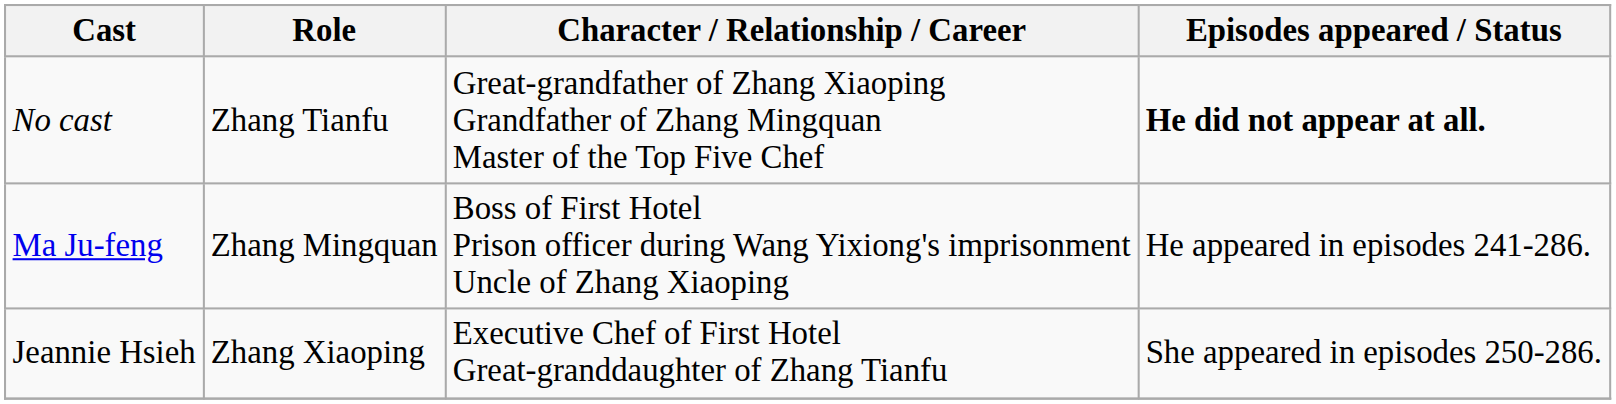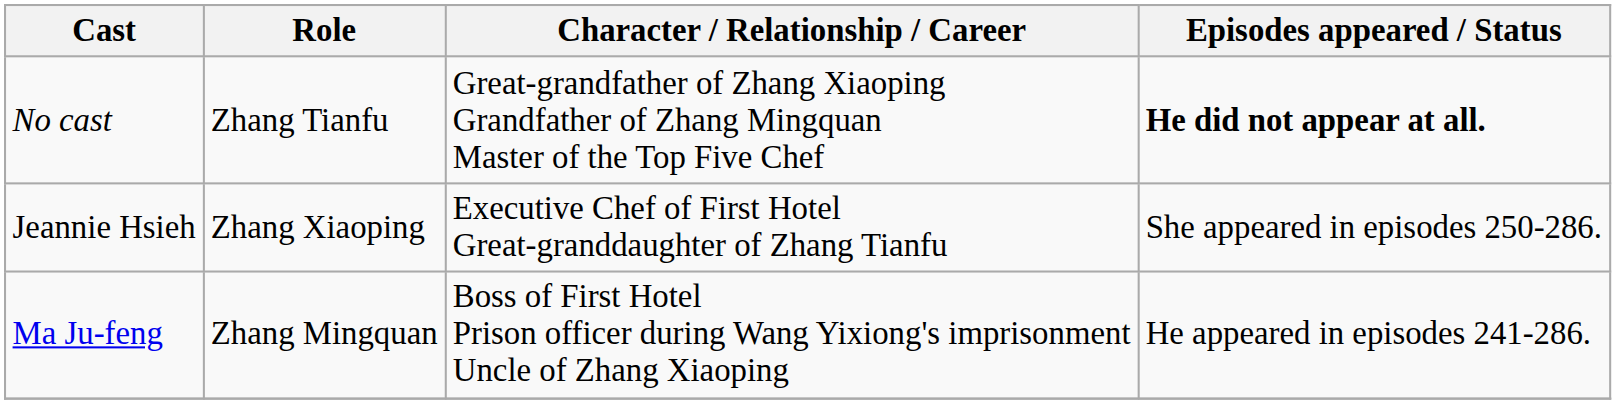rows swapped: (104, 352) <-> (88, 245)
